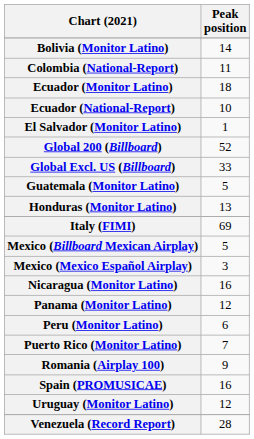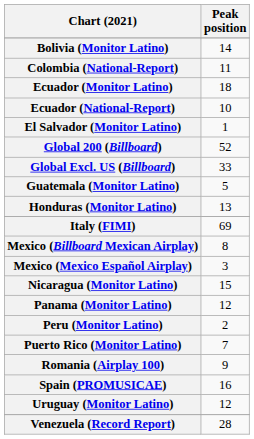(225, 246) 5 -> (225, 246) 8
(225, 285) 16 -> (225, 285) 15
(225, 325) 6 -> (225, 325) 2
